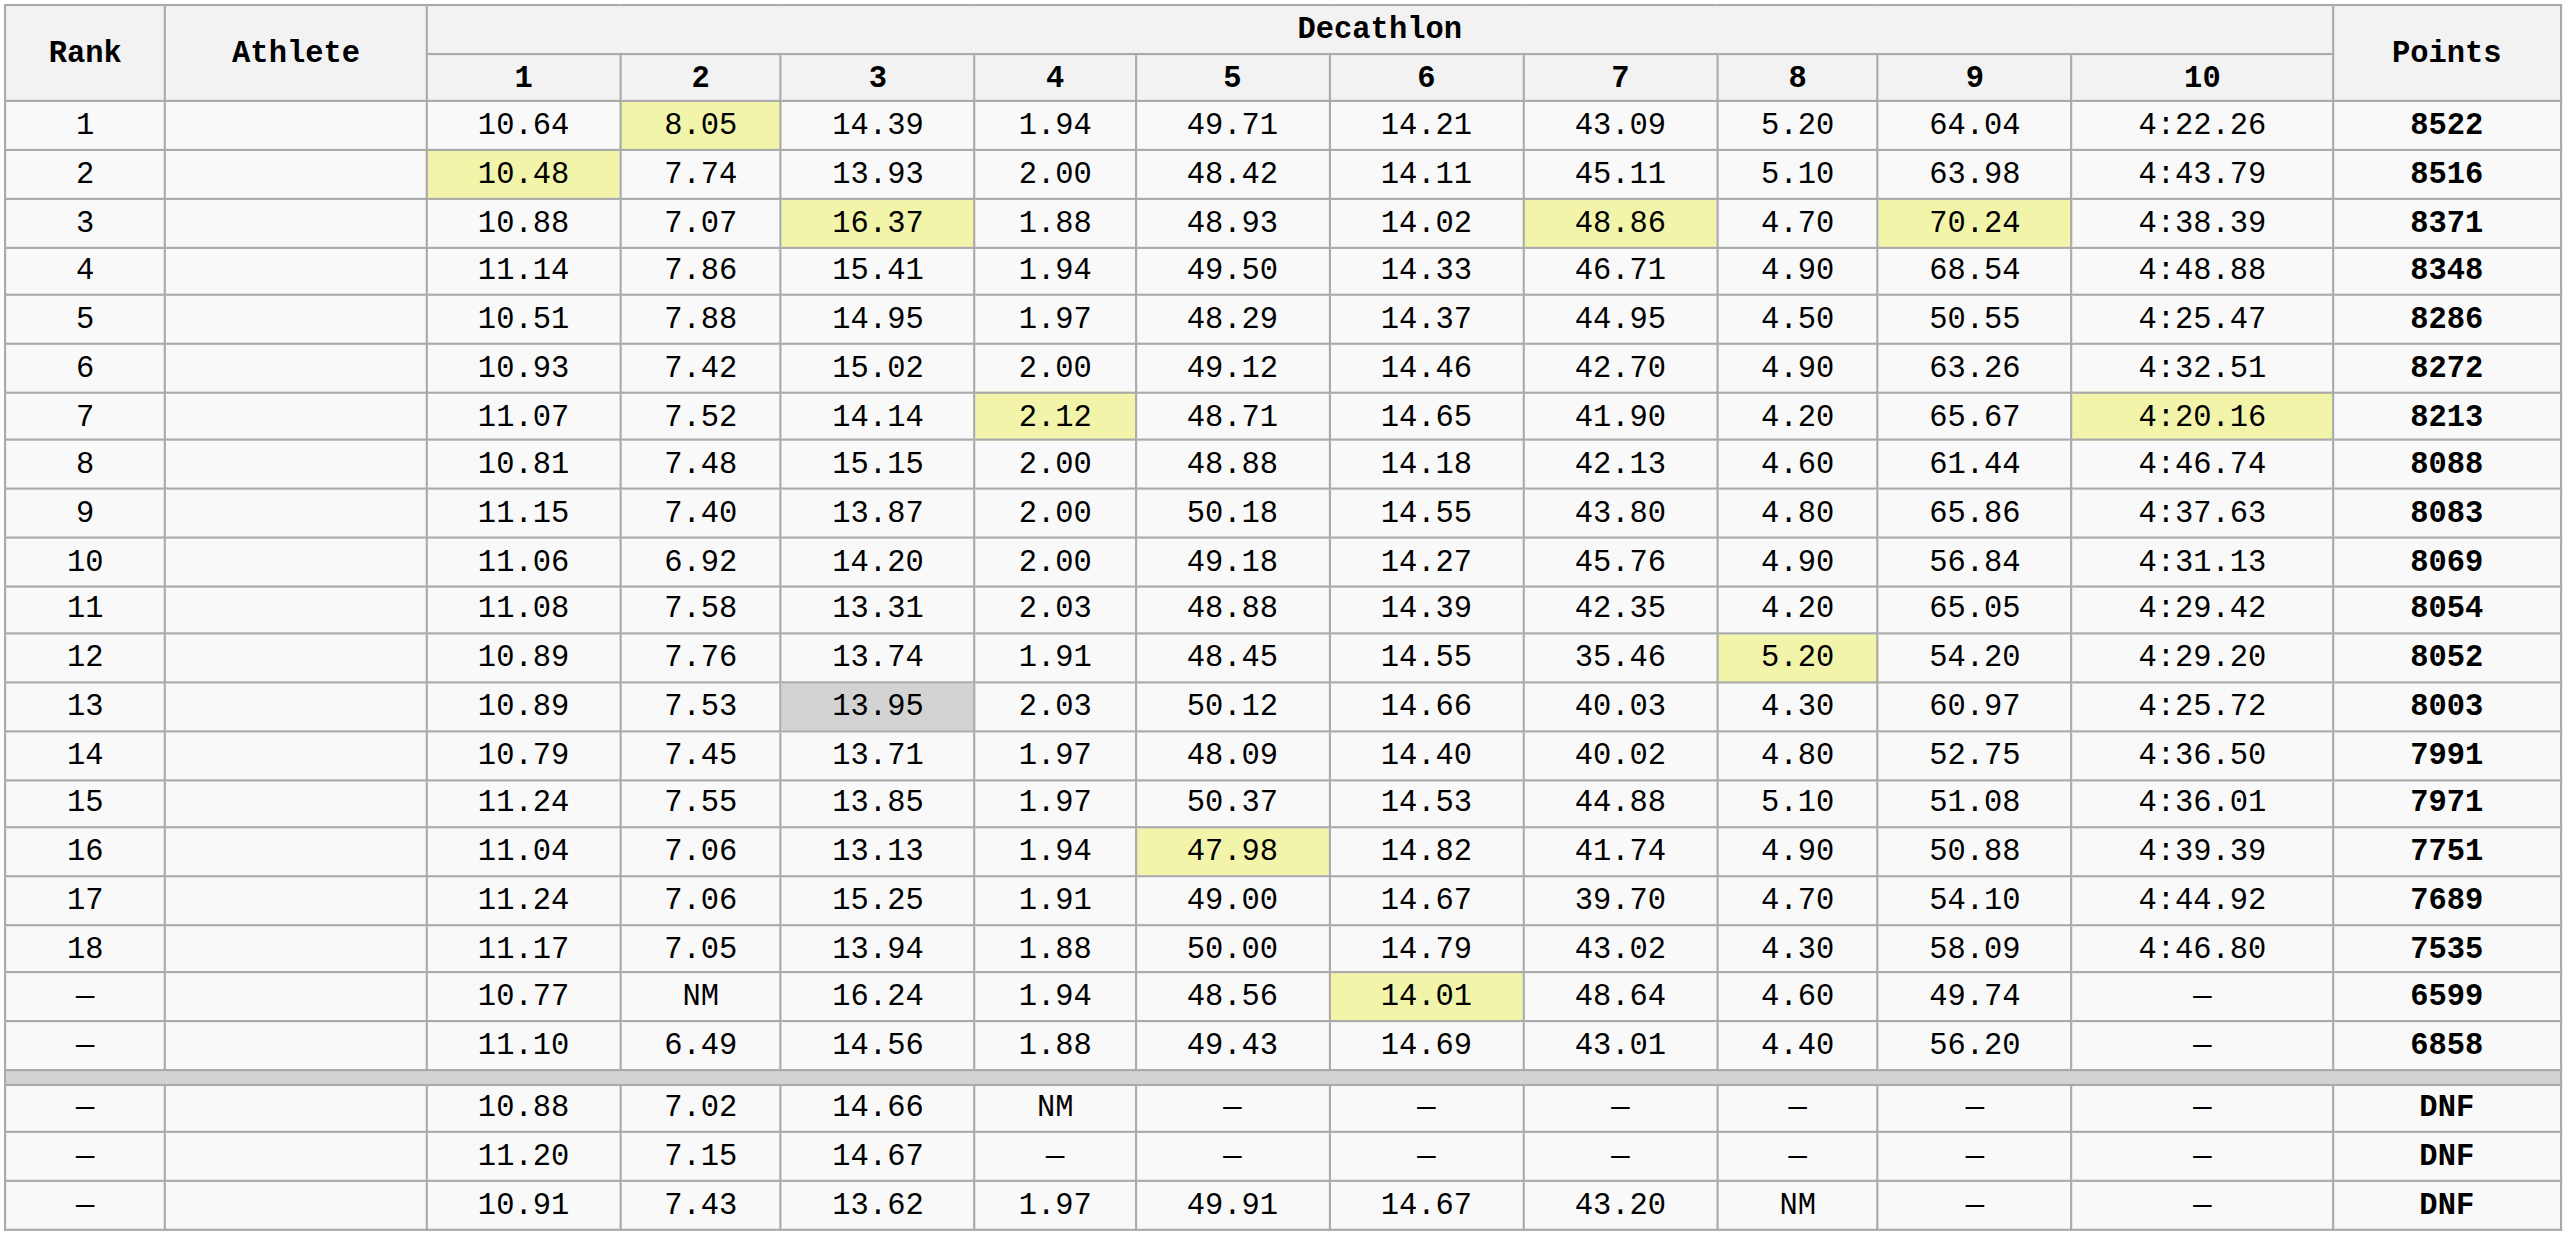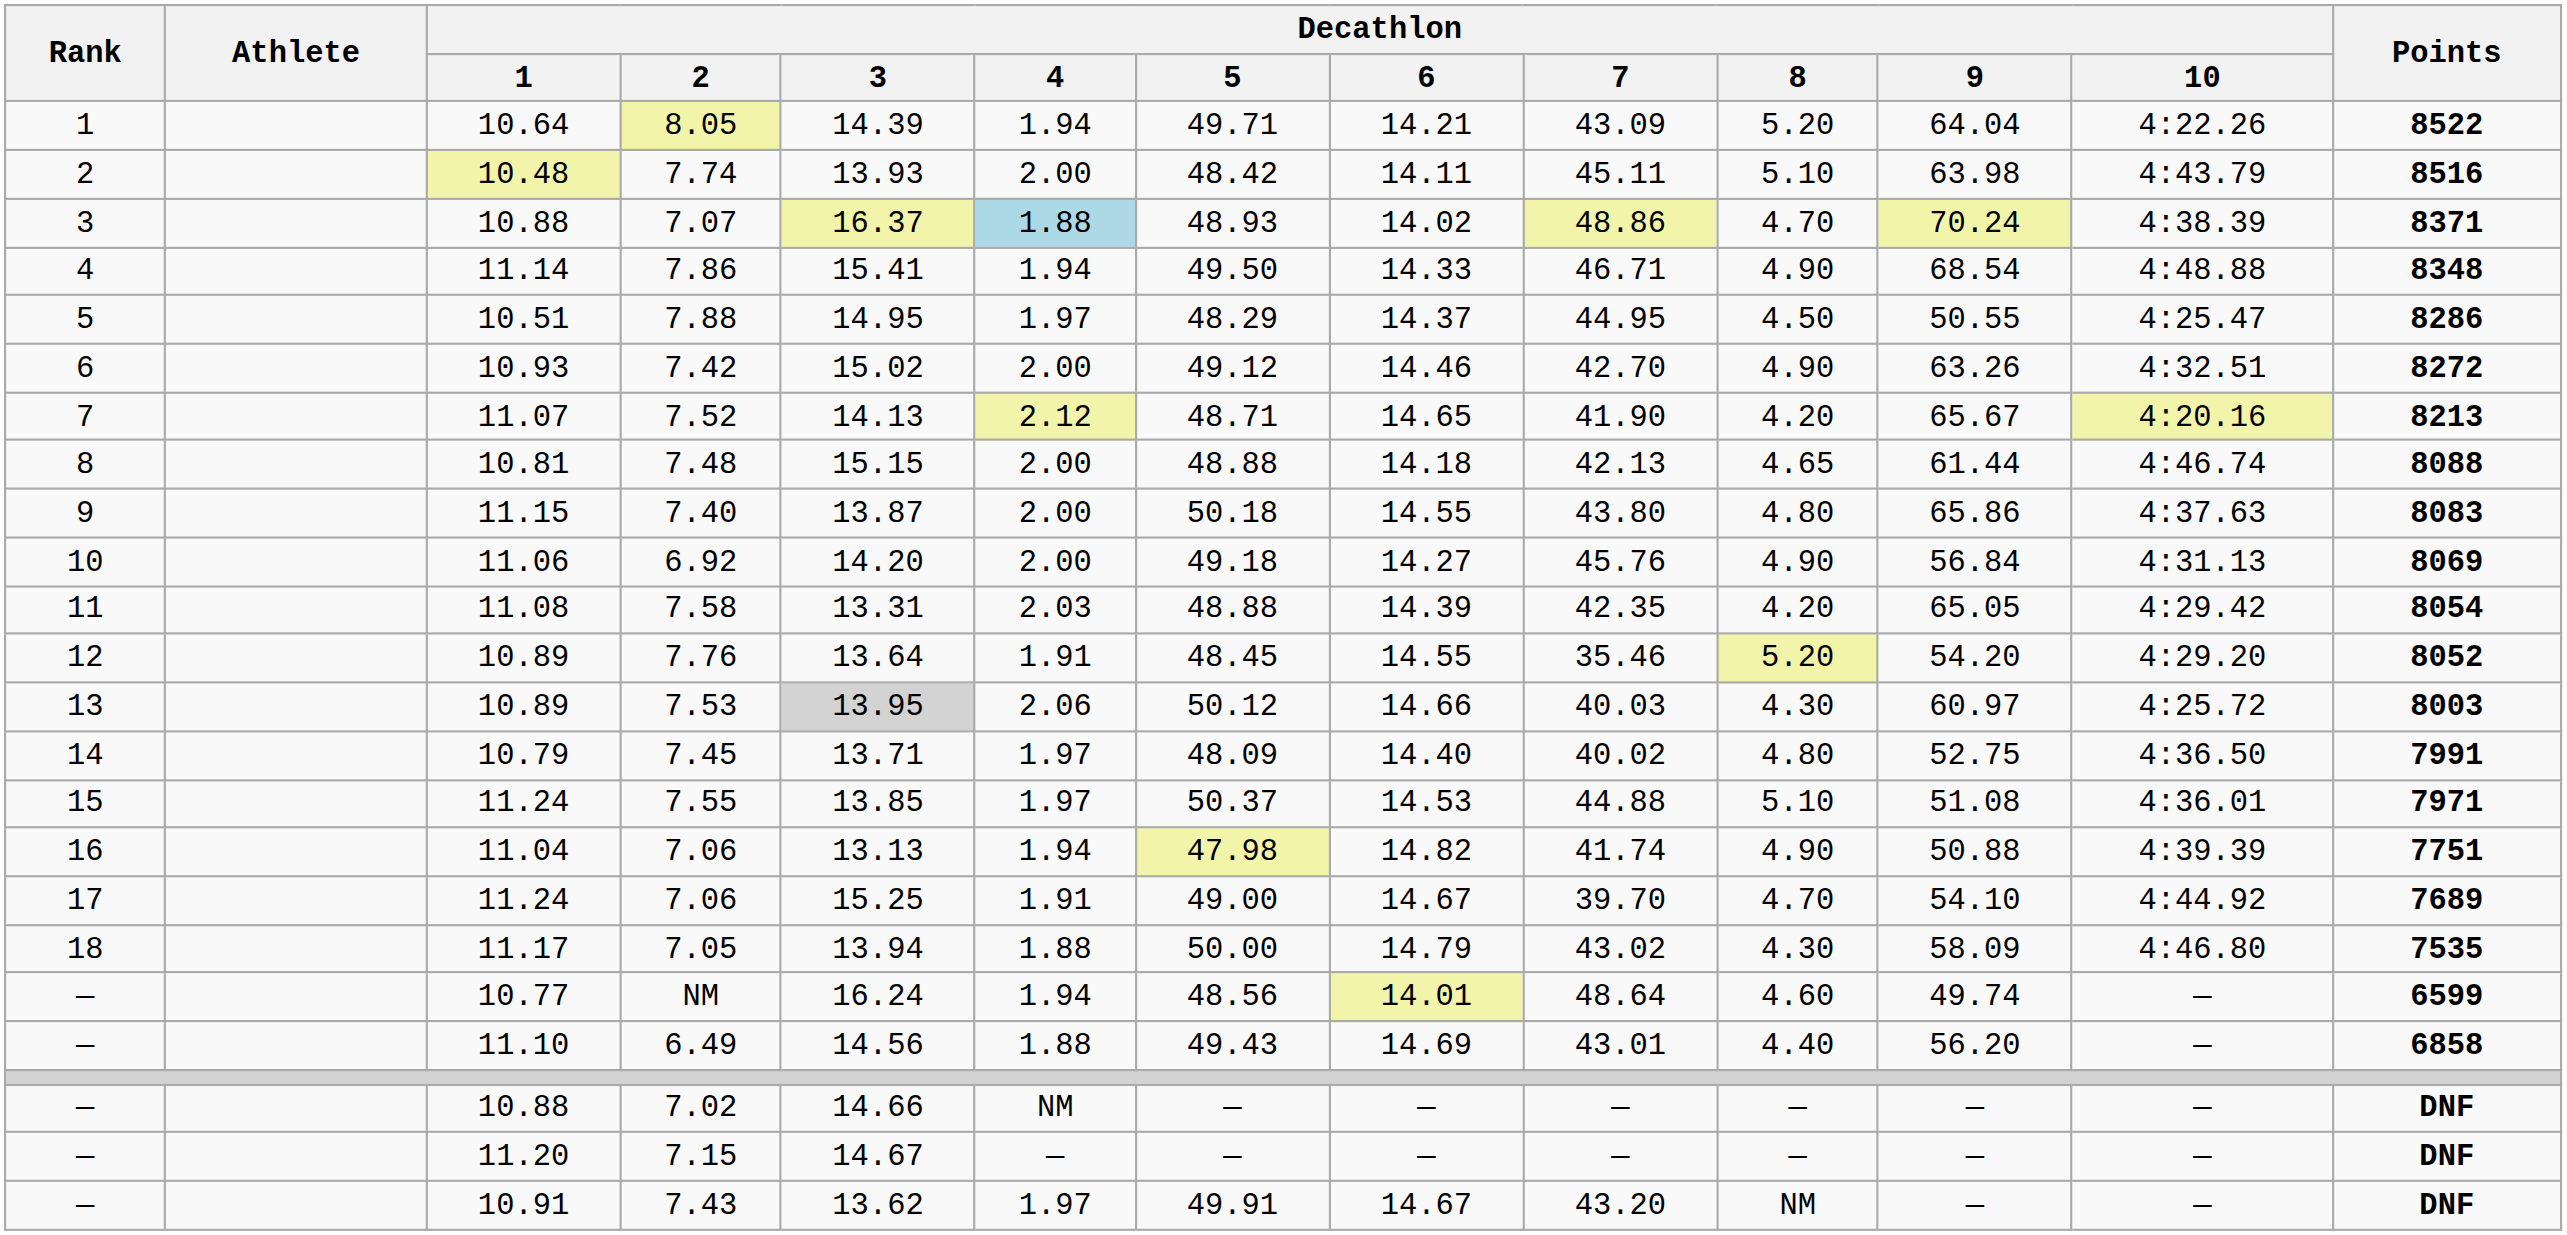(1055, 223) no background -> (1055, 223) lightblue background
(878, 417) 14.14 -> (878, 417) 14.13
(1798, 465) 4.60 -> (1798, 465) 4.65
(878, 659) 13.74 -> (878, 659) 13.64
(1055, 707) 2.03 -> (1055, 707) 2.06
